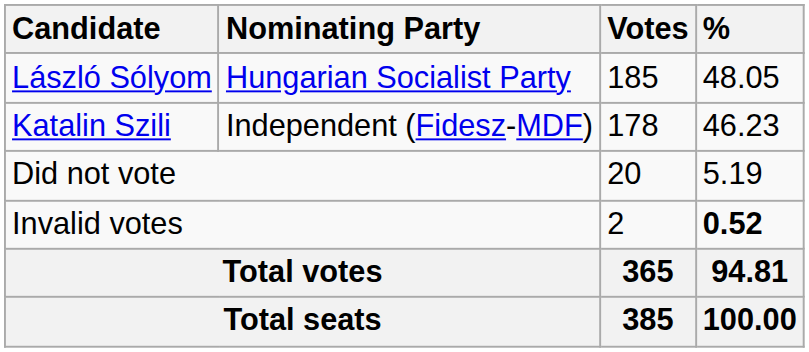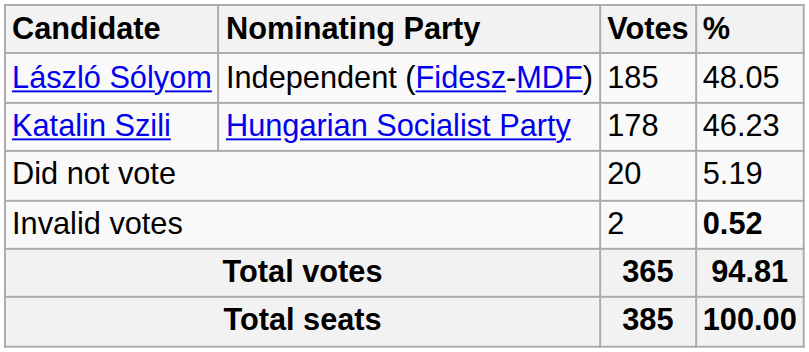(398, 77) Hungarian Socialist Party -> (410, 77) Independent (Fidesz-MDF)
(410, 126) Independent (Fidesz-MDF) -> (398, 126) Hungarian Socialist Party
